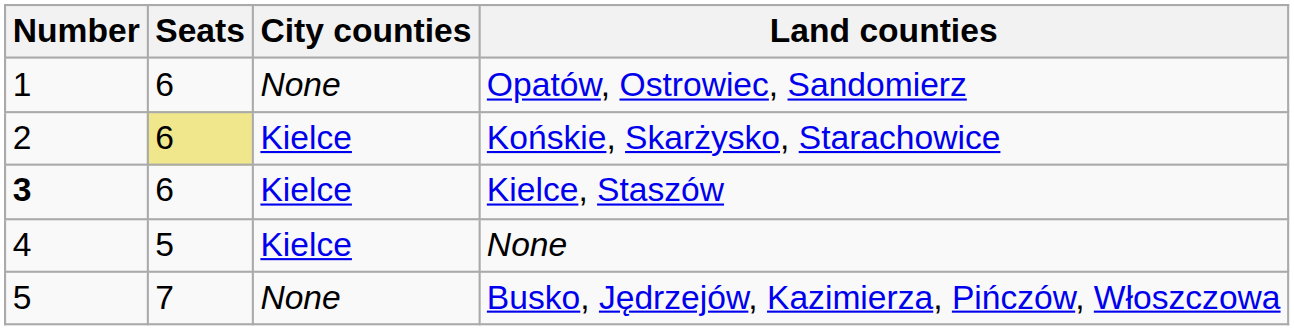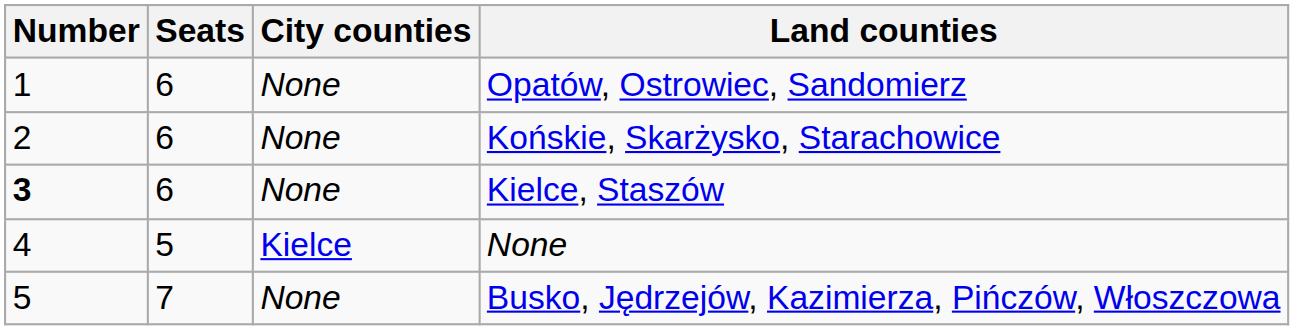(165, 137) khaki background -> (165, 137) no background
(306, 137) Kielce -> (301, 137) None
(306, 191) Kielce -> (301, 191) None
